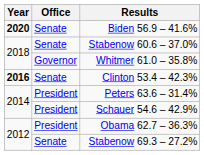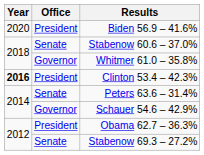(18, 28) bold -> (18, 28) normal
(50, 28) Senate -> (56, 28) President
(50, 77) Senate -> (56, 77) President
(56, 93) President -> (50, 93) Senate
(56, 110) President -> (56, 110) Governor
